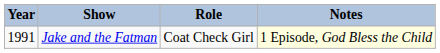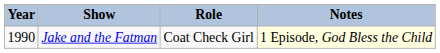(21, 37) 1991 -> (21, 37) 1990
